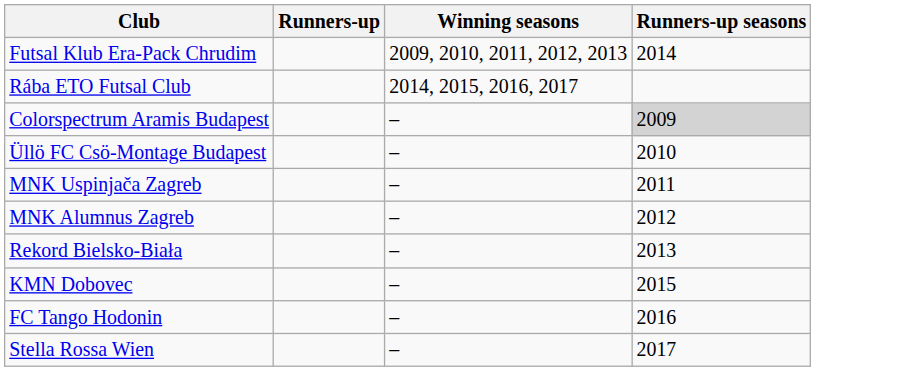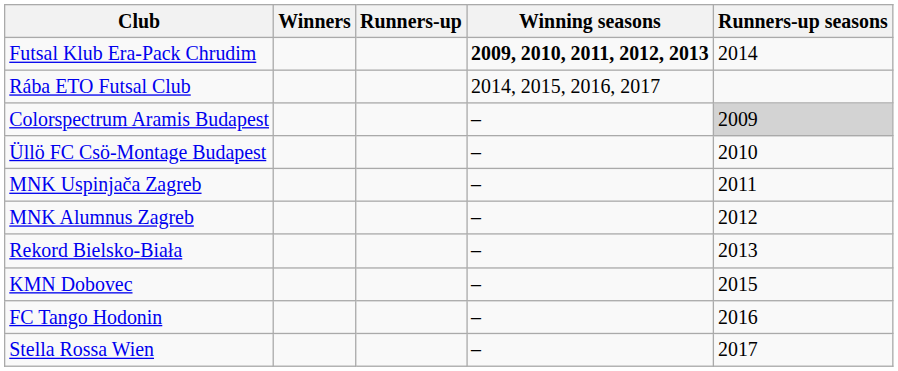+ column: (315, 21)
(508, 53) normal -> (590, 53) bold
